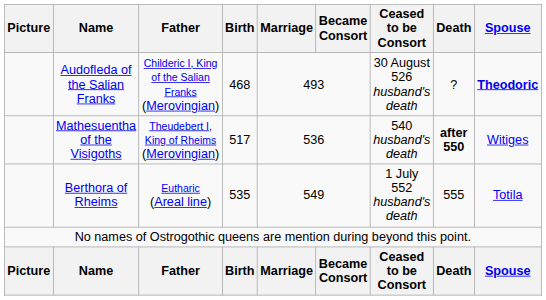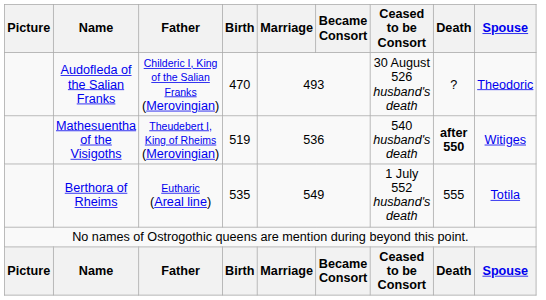(240, 84) 468 -> (240, 84) 470
(508, 84) bold -> (505, 84) normal
(240, 139) 517 -> (240, 139) 519
